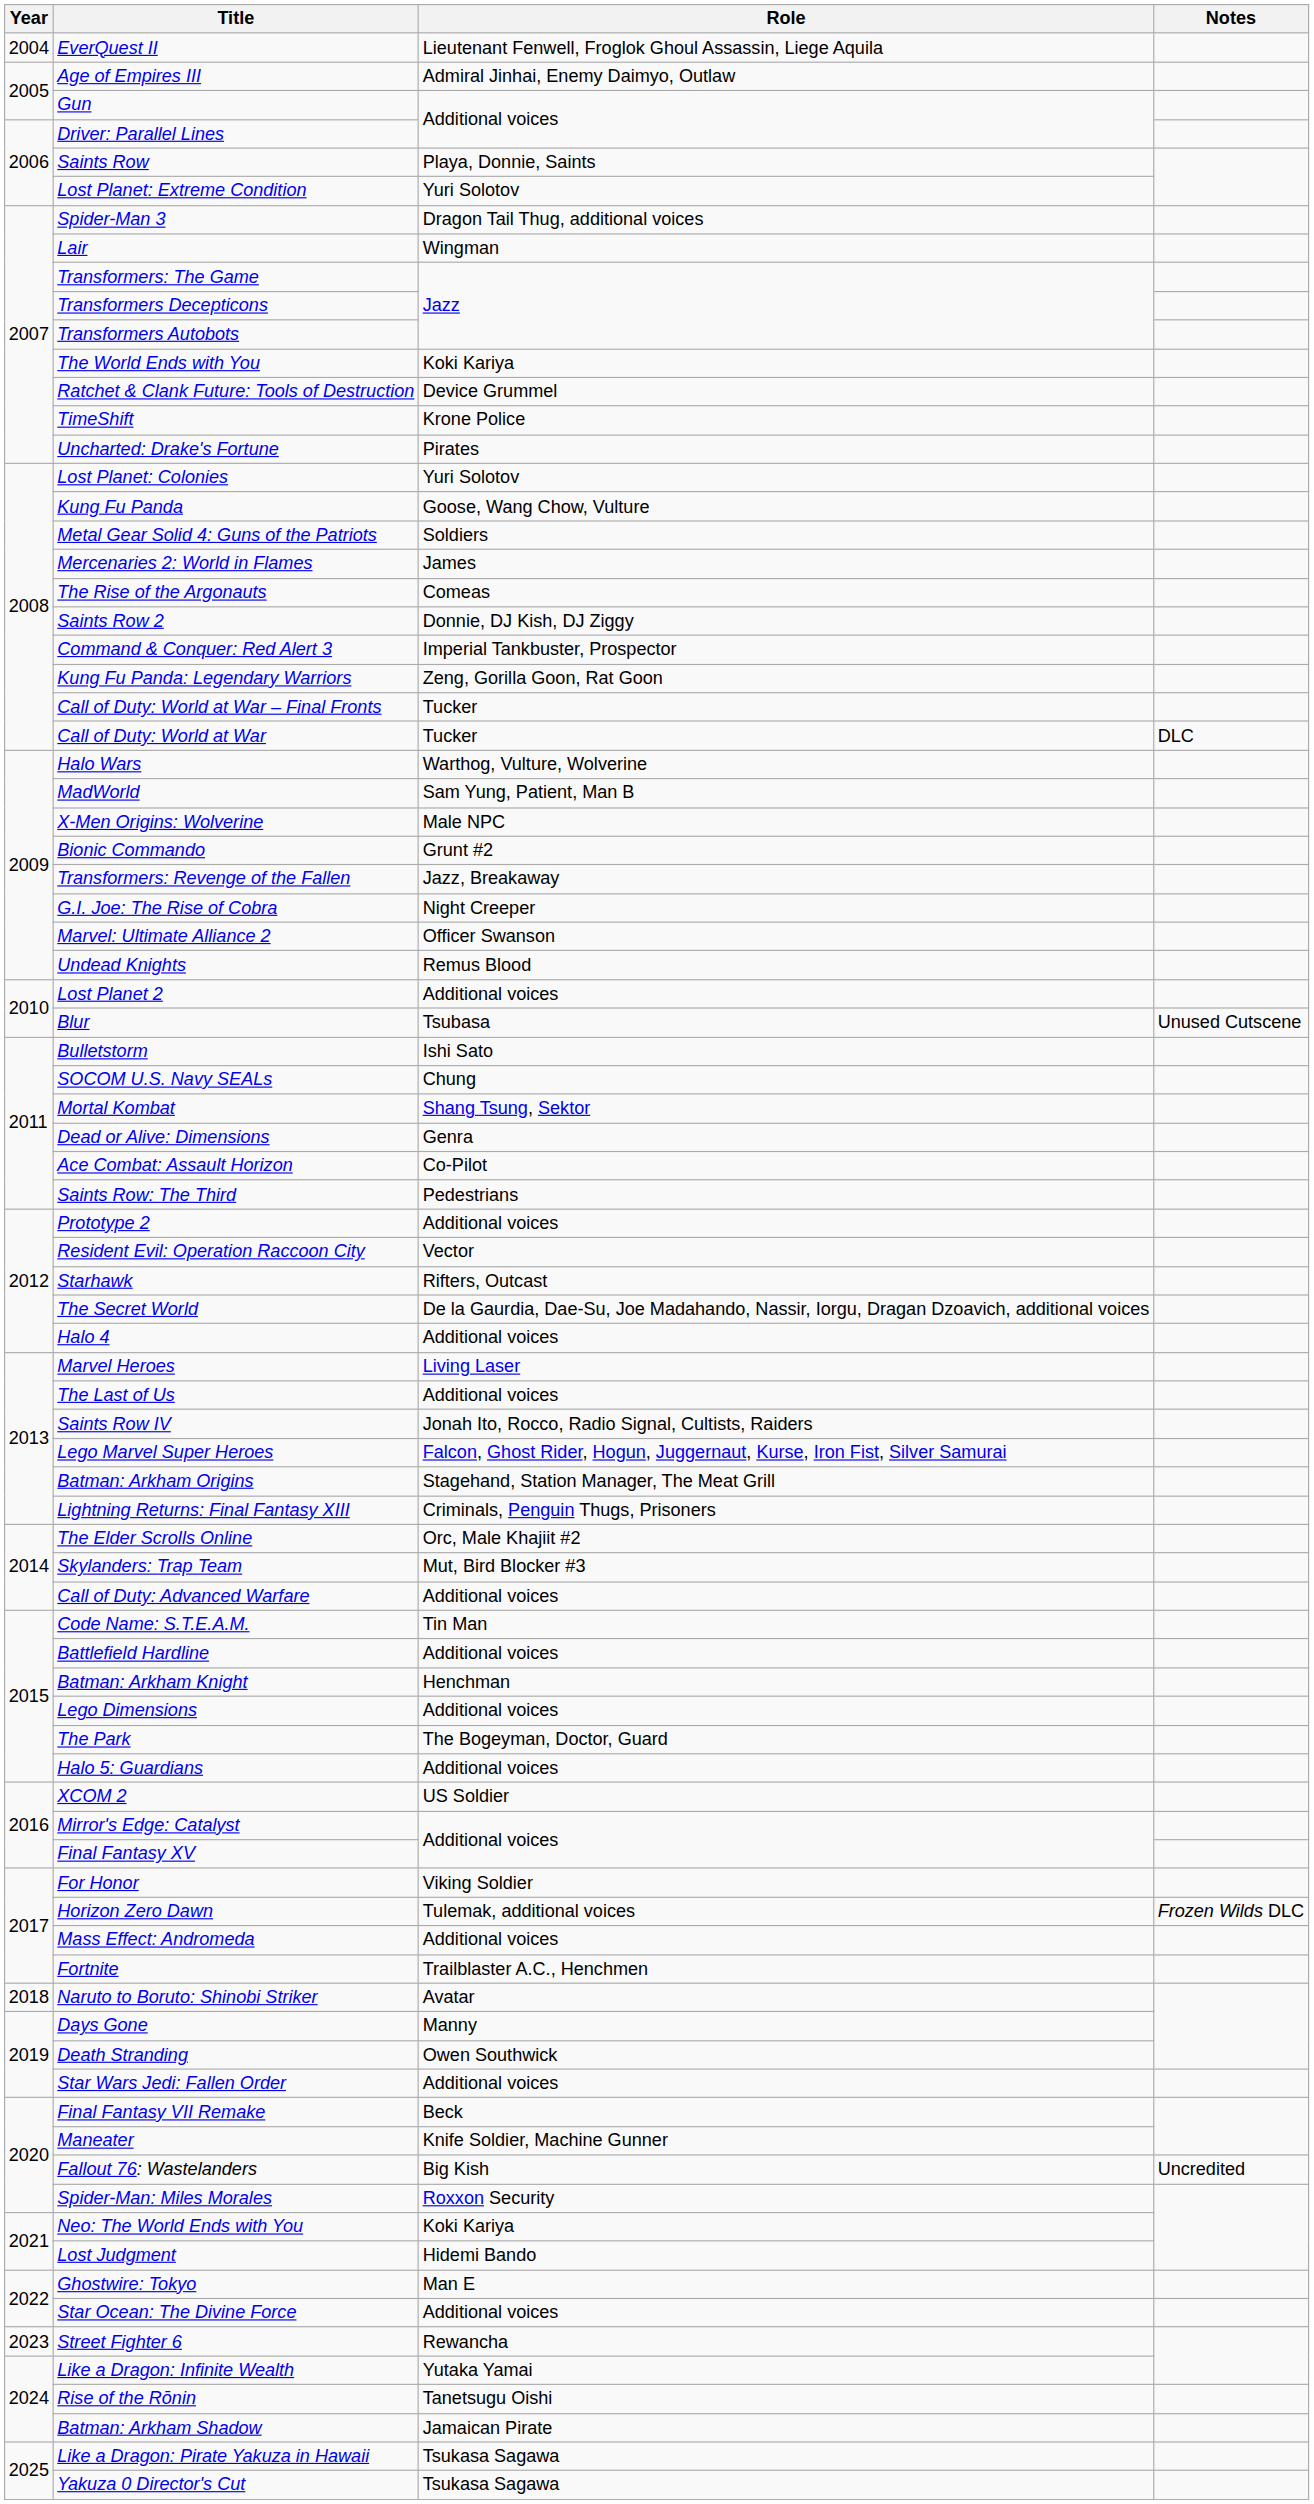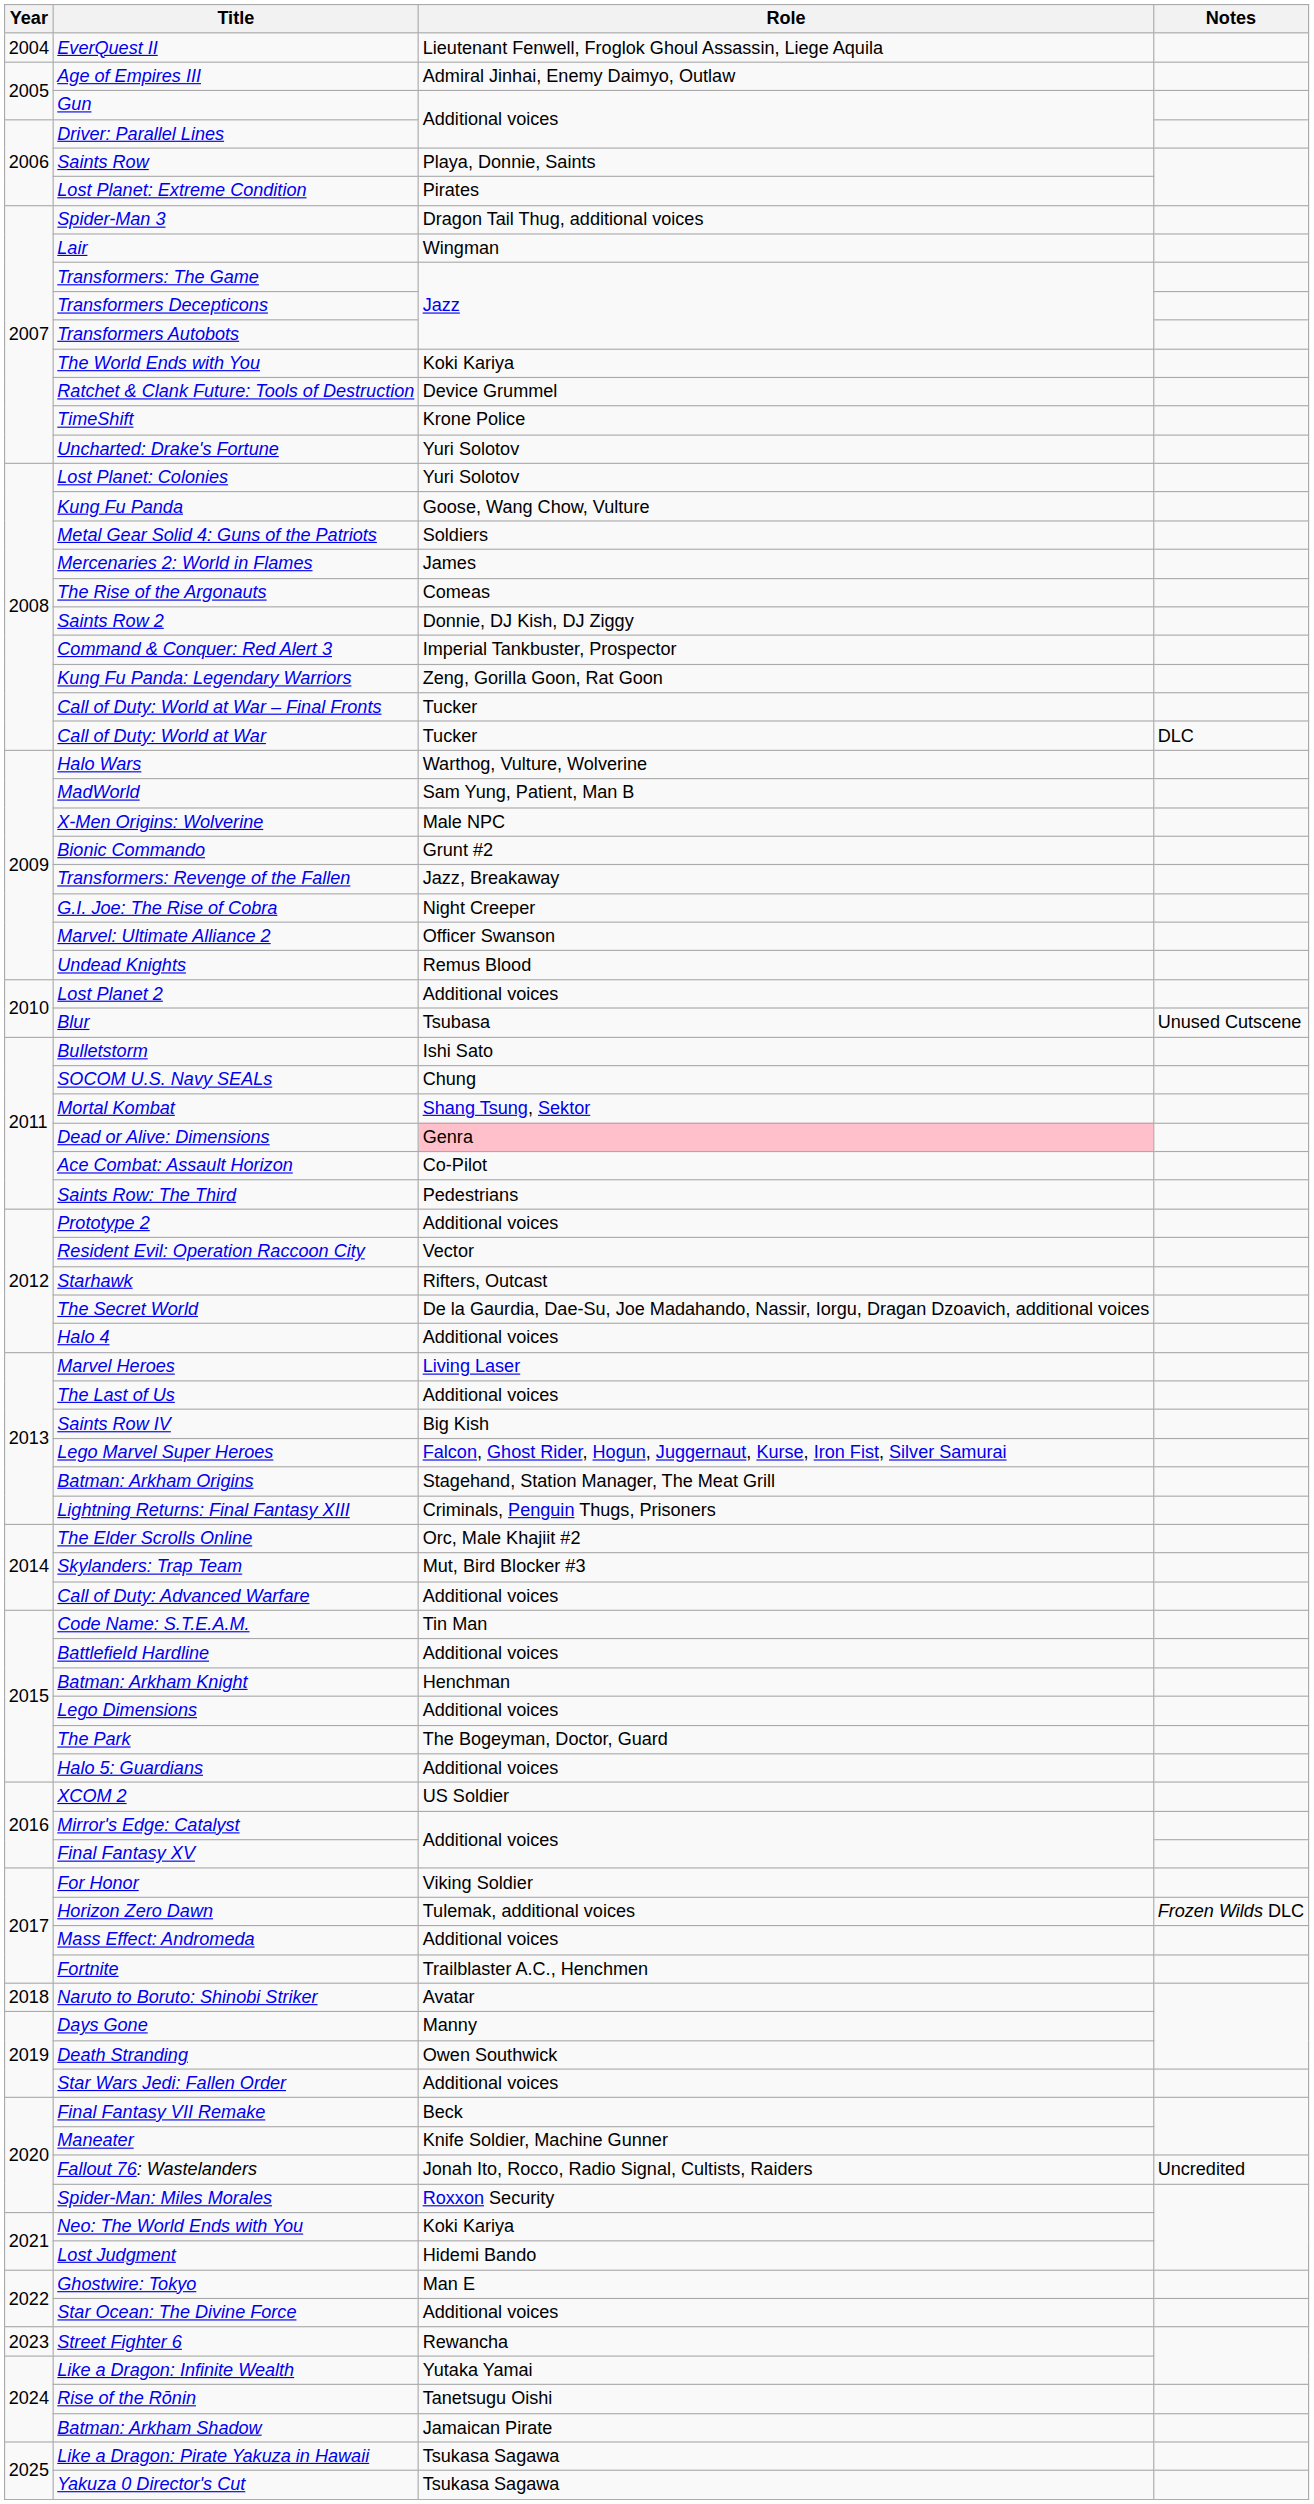(471, 190) Yuri Solotov -> (451, 190) Pirates
(451, 448) Pirates -> (471, 448) Yuri Solotov
(448, 1137) no background -> (448, 1137) pink background
(618, 1423) Jonah Ito, Rocco, Radio Signal, Cultists, Raiders -> (456, 1423) Big Kish
(456, 2169) Big Kish -> (618, 2169) Jonah Ito, Rocco, Radio Signal, Cultists, Raiders
